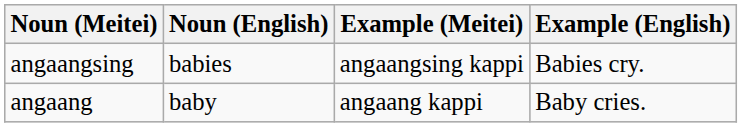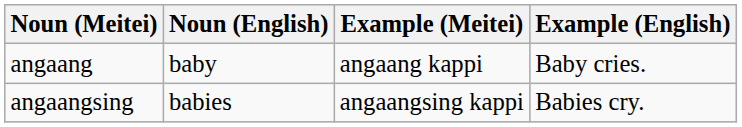rows swapped: (51, 102) <-> (72, 63)
